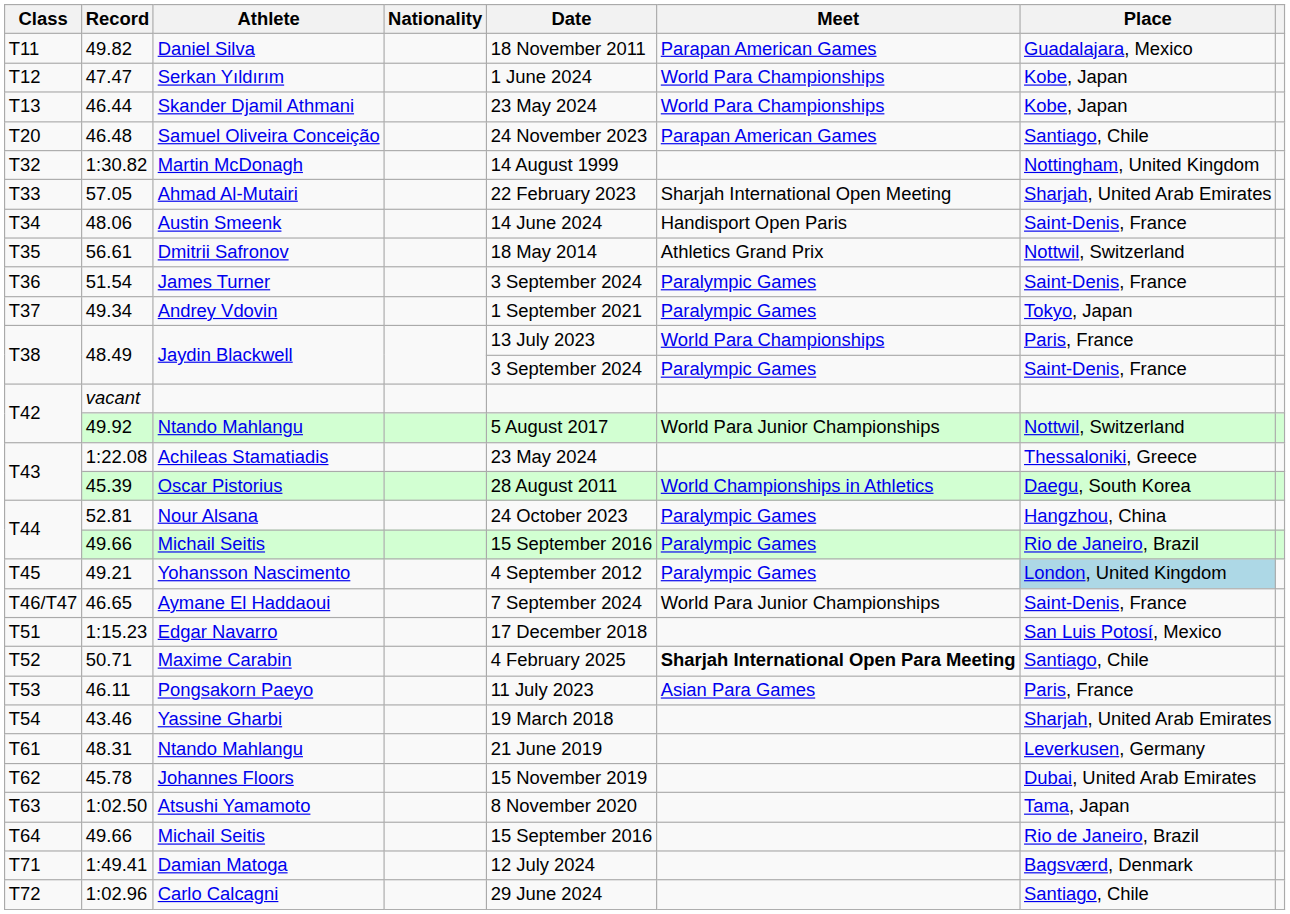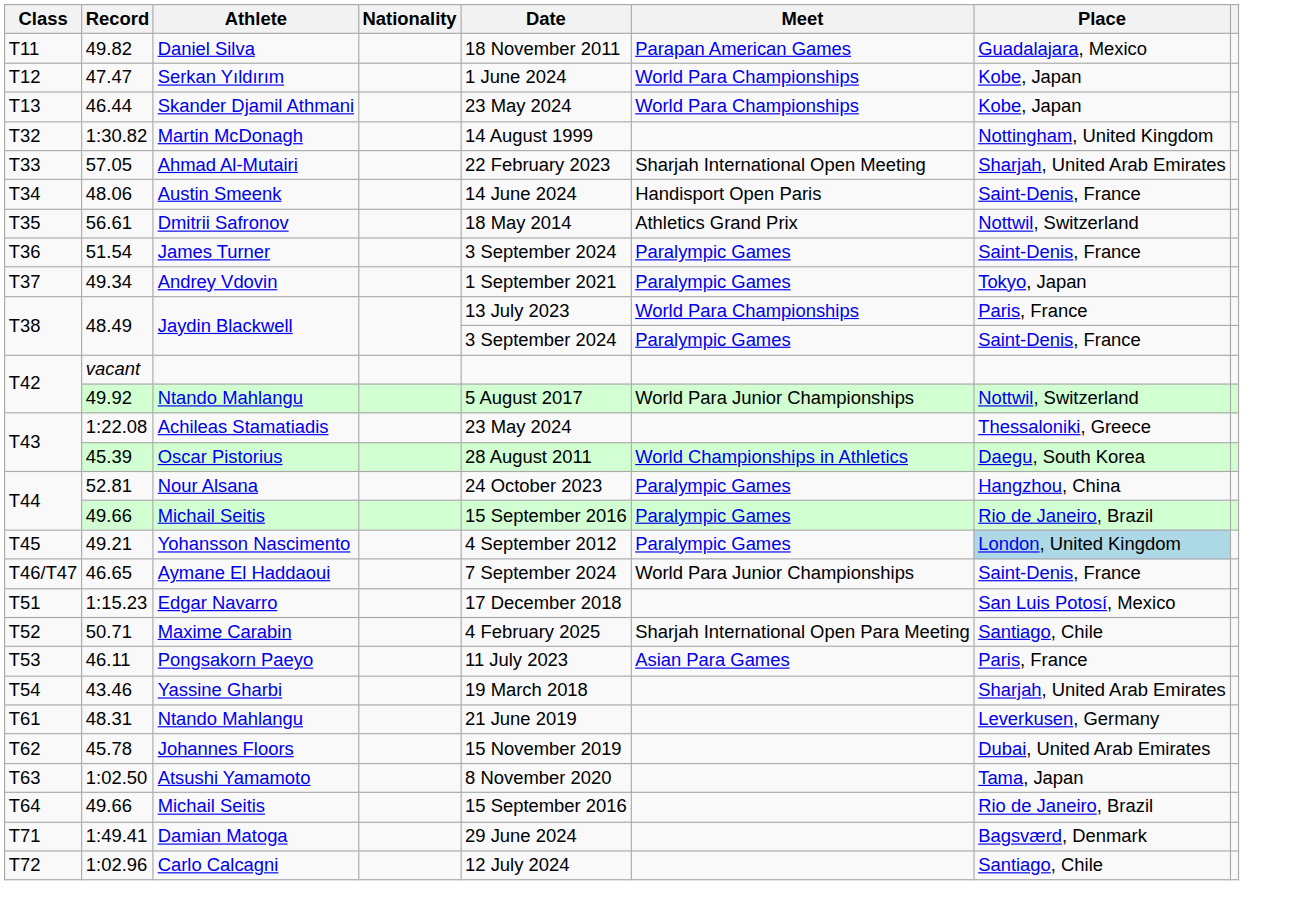- row: (25, 135)
(838, 661) bold -> (802, 631) normal
(543, 865) 12 July 2024 -> (521, 836) 29 June 2024
(546, 894) 29 June 2024 -> (517, 865) 12 July 2024
